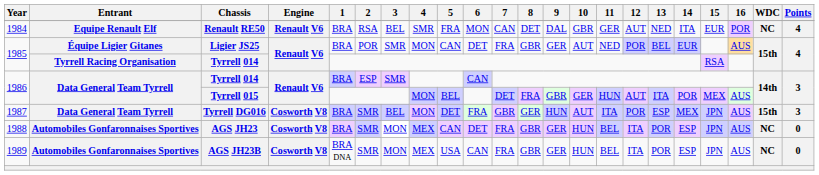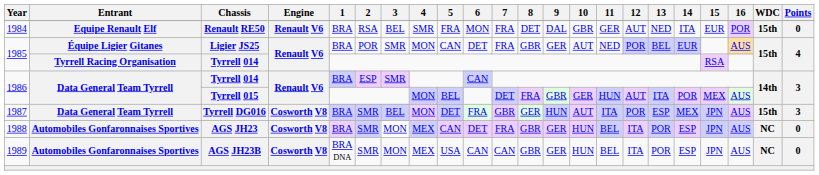(505, 28) CAN -> (505, 28) FRA
(768, 28) NC -> (768, 28) 15th
(798, 28) 4 -> (798, 28) 0
(505, 151) FRA -> (505, 151) CAN
